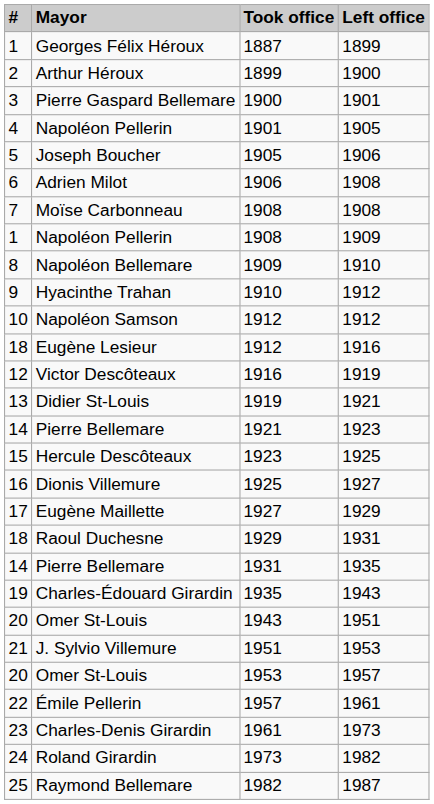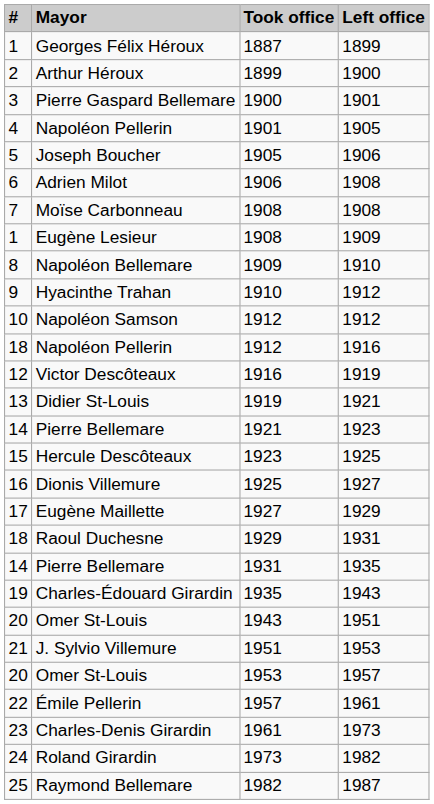(104, 237) Napoléon Pellerin -> (96, 237) Eugène Lesieur
(96, 347) Eugène Lesieur -> (104, 347) Napoléon Pellerin
